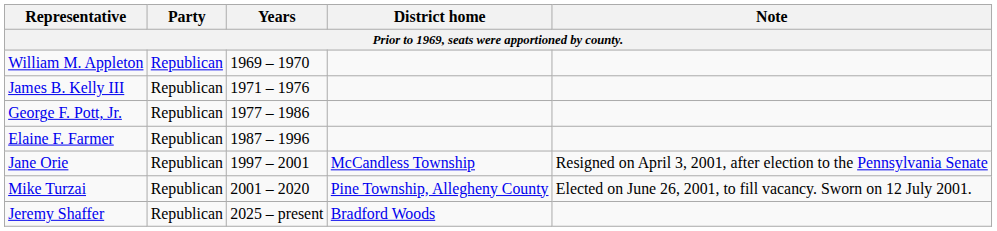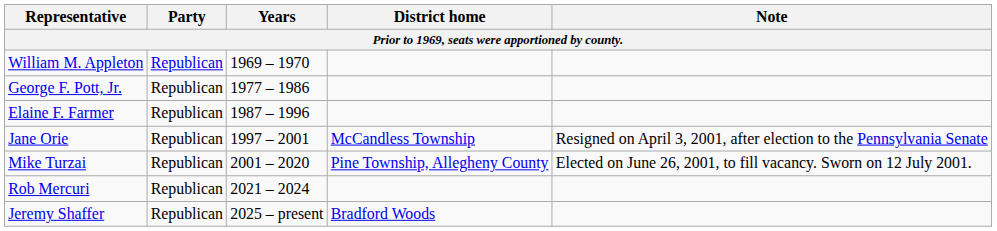- row: (66, 88)
+ row: (49, 188)
